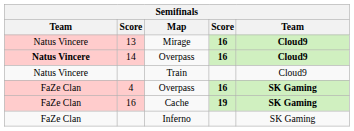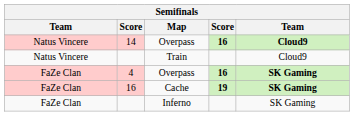- row: (131, 42)
(61, 57) bold -> (61, 42) normal
